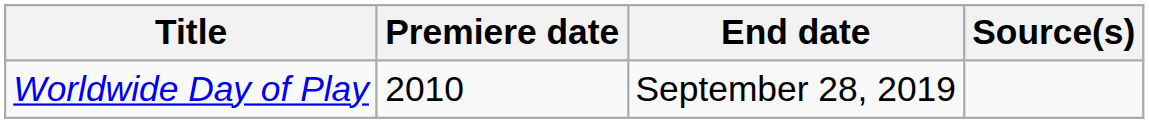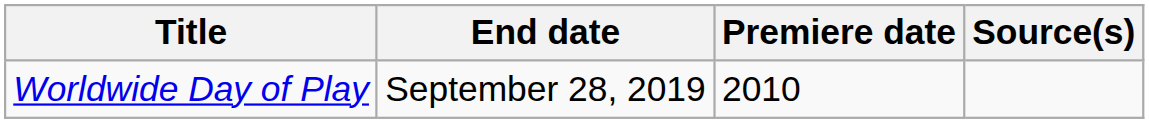columns swapped: (502, 32) <-> (796, 32)
